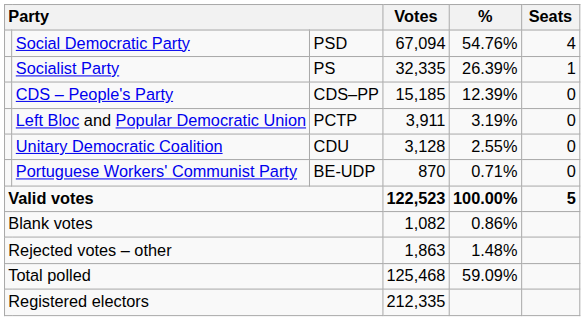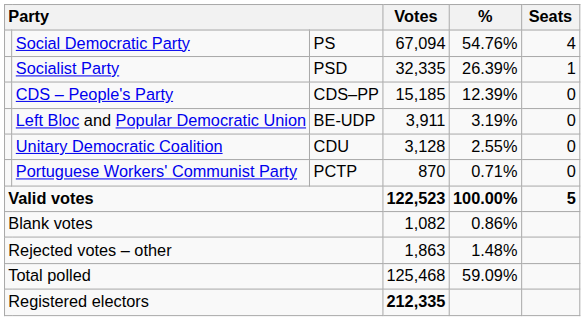(330, 43) PSD -> (325, 43) PS
(325, 69) PS -> (330, 69) PSD
(335, 120) PCTP -> (344, 120) BE-UDP
(344, 172) BE-UDP -> (335, 172) PCTP
(416, 302) normal -> (416, 302) bold
